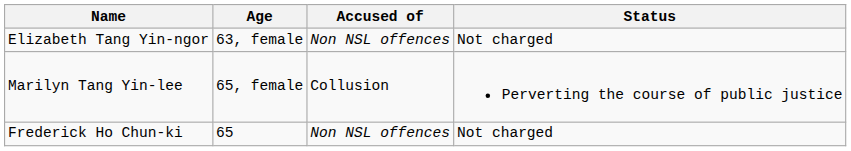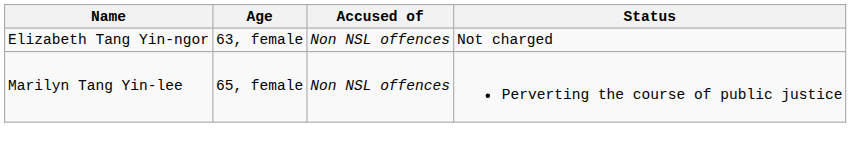(350, 87) Collusion -> (380, 87) Non NSL offences
- row: (95, 134)
